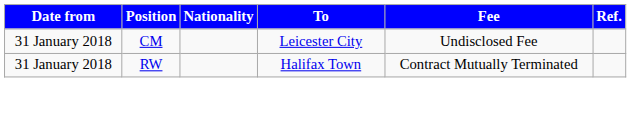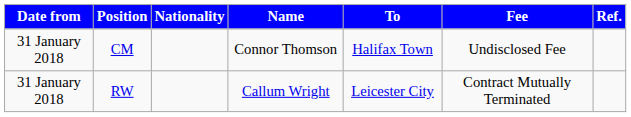+ column: (286, 17)
(321, 41) Leicester City -> (393, 49) Halifax Town
(321, 65) Halifax Town -> (393, 91) Leicester City
